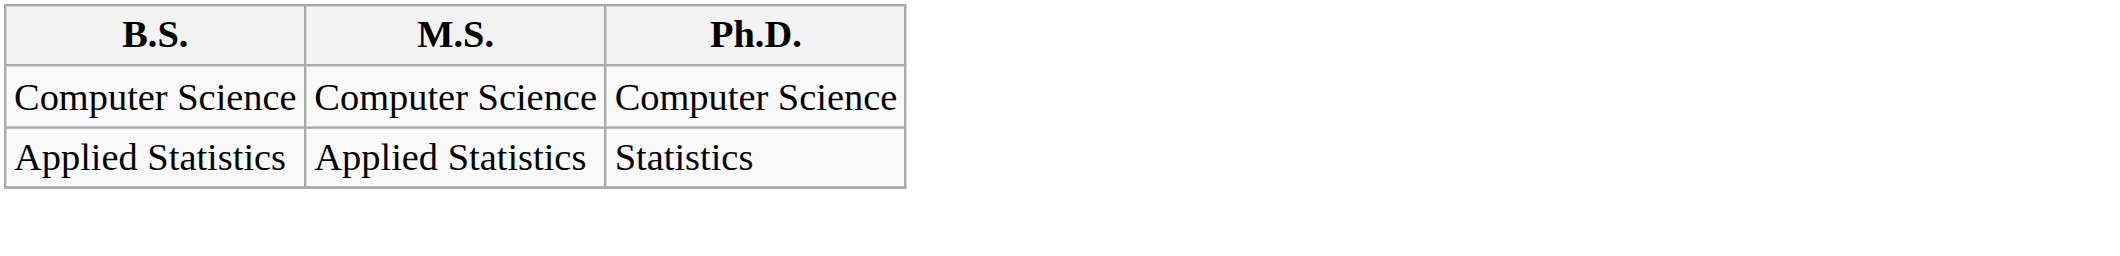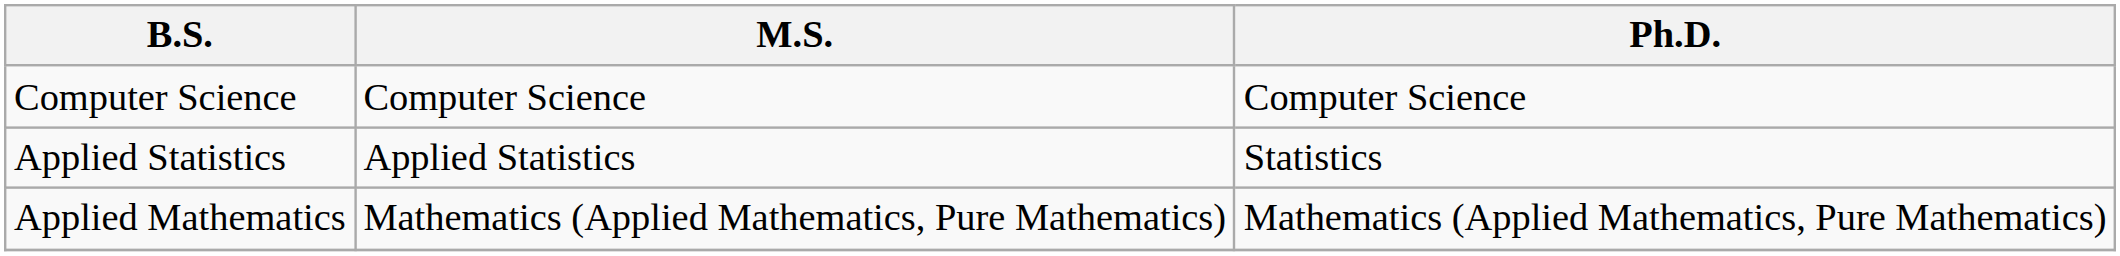+ row: (180, 217)
